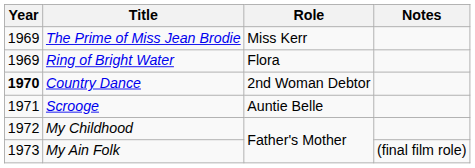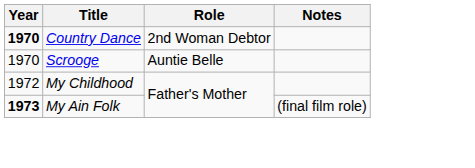- row: (143, 38)
- row: (110, 60)
(24, 106) 1971 -> (24, 60) 1970
(24, 151) normal -> (24, 106) bold
